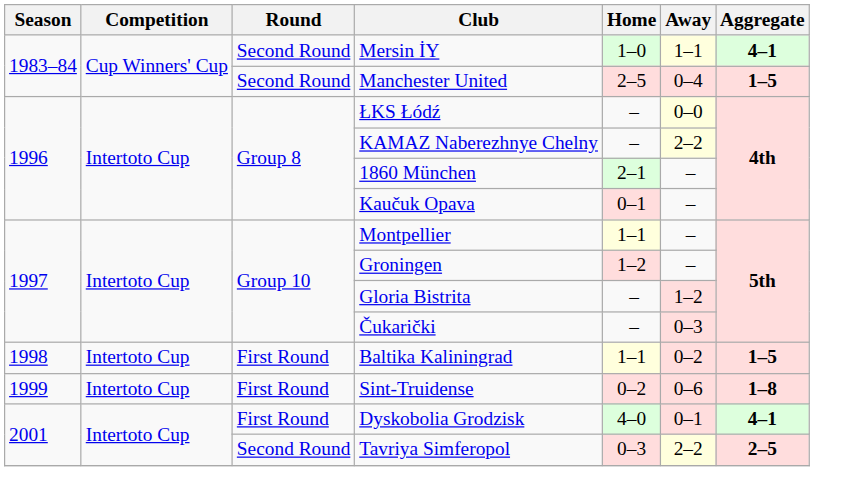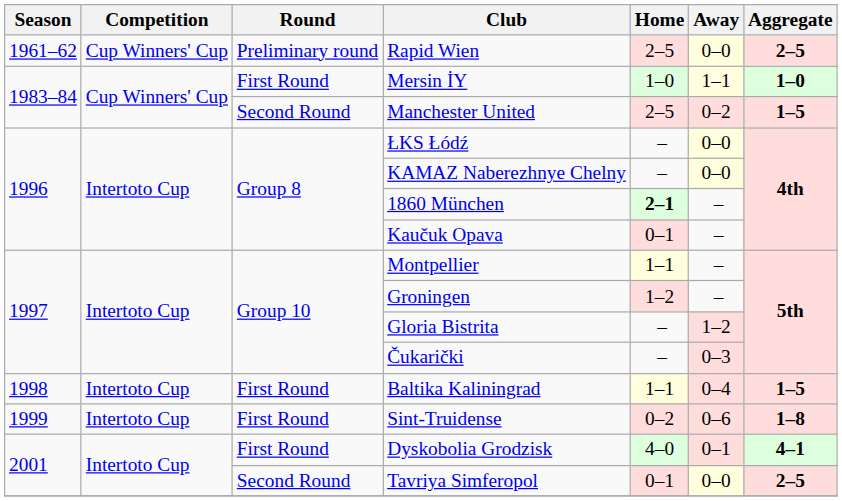+ row: (433, 50)
(294, 50) Second Round -> (283, 81) First Round
(762, 50) 4–1 -> (790, 81) 1–0
(688, 81) 0–4 -> (716, 111) 0–2
(688, 142) 2–2 -> (716, 173) 0–0
(632, 173) normal -> (660, 204) bold
(688, 357) 0–2 -> (716, 388) 0–4
(632, 449) 0–3 -> (660, 480) 0–1
(688, 449) 2–2 -> (716, 480) 0–0
